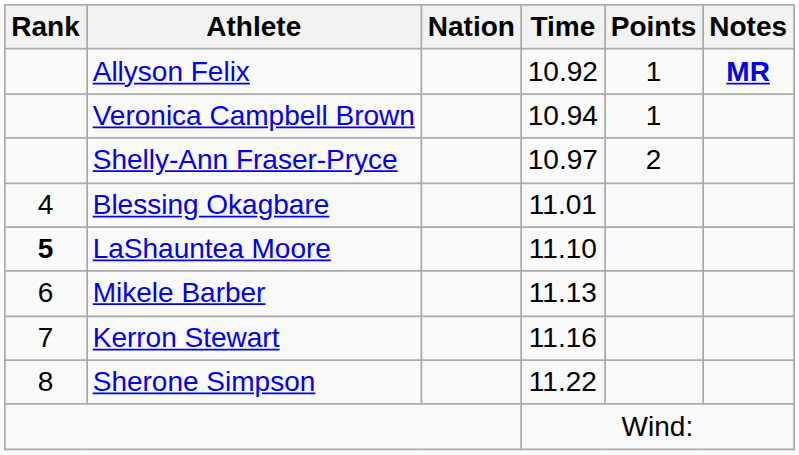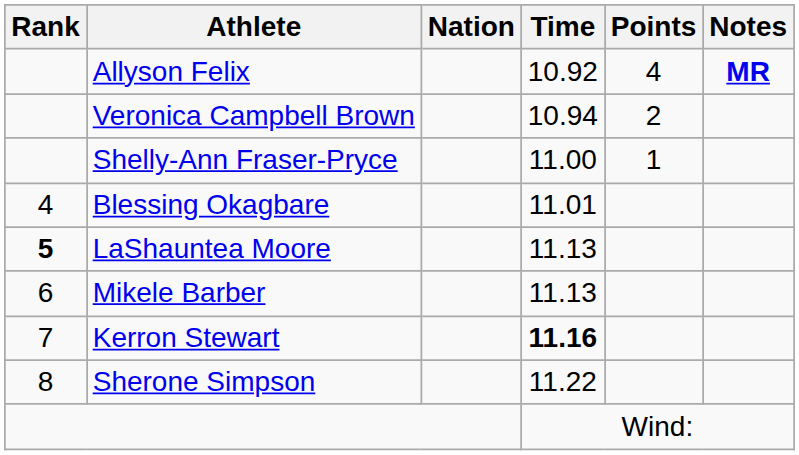(654, 71) 1 -> (654, 71) 4
(654, 115) 1 -> (654, 115) 2
(563, 159) 10.97 -> (563, 159) 11.00
(654, 159) 2 -> (654, 159) 1
(563, 248) 11.10 -> (563, 248) 11.13
(563, 337) normal -> (563, 337) bold
